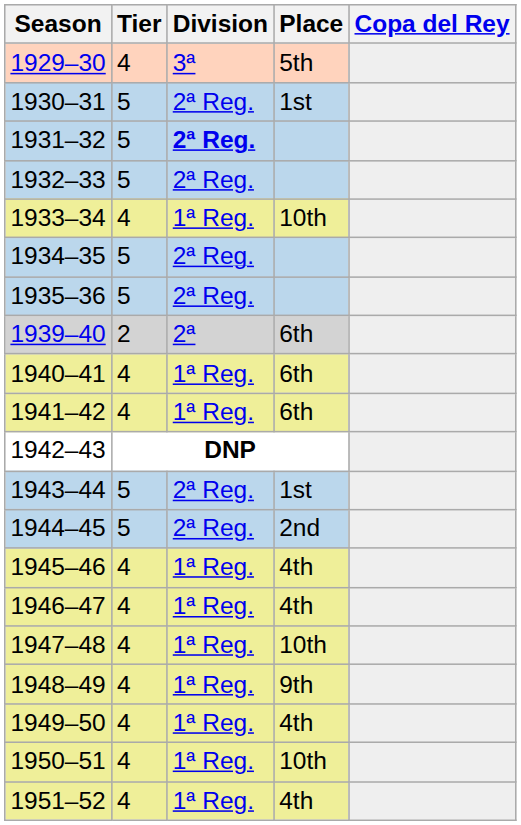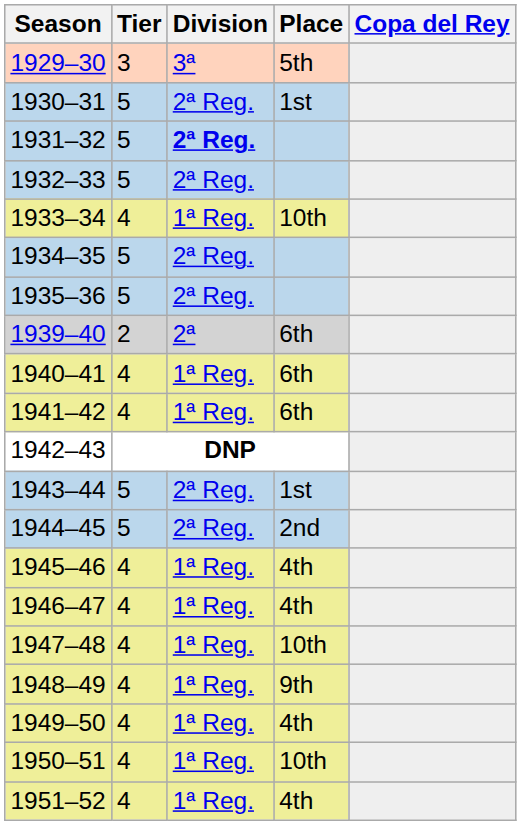(124, 62) 4 -> (124, 62) 3
